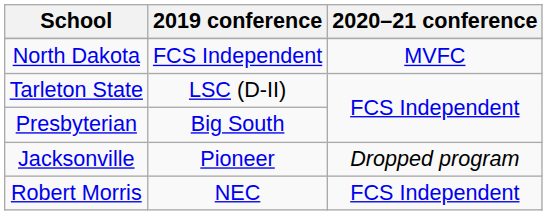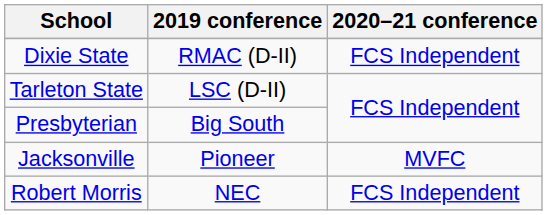+ row: (76, 55)
- row: (76, 55)
(435, 158) Dropped program -> (435, 158) MVFC
